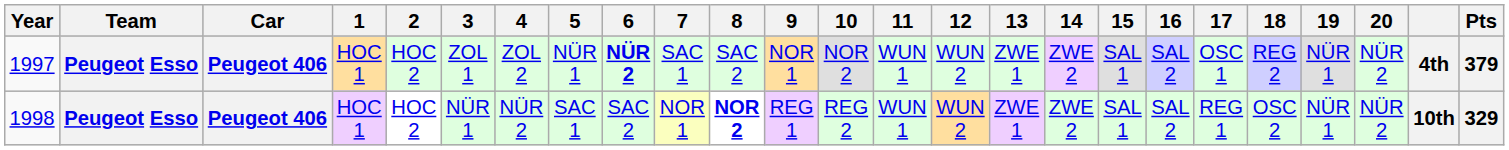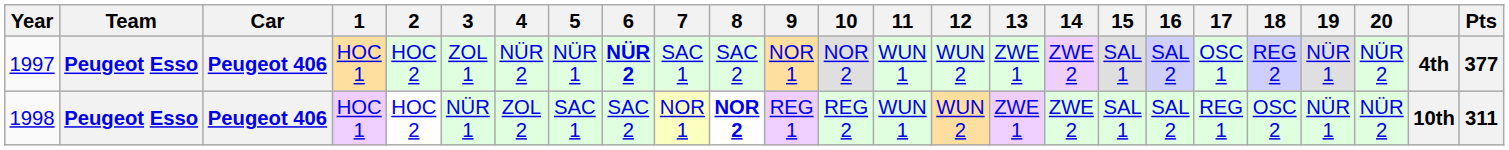(521, 63) ZOL 2 -> (521, 63) NÜR 2
(1481, 63) 379 -> (1481, 63) 377
(521, 118) NÜR 2 -> (521, 118) ZOL 2
(1481, 118) 329 -> (1481, 118) 311
